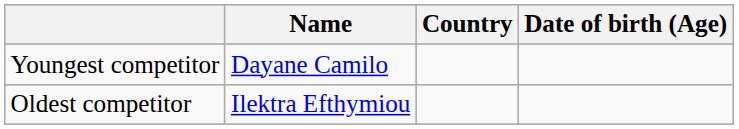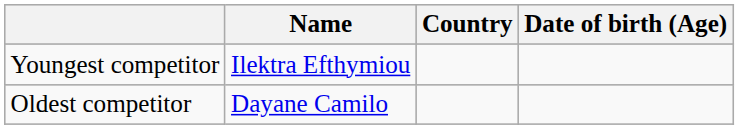(310, 64) Dayane Camilo -> (321, 64) Ilektra Efthymiou
(321, 104) Ilektra Efthymiou -> (310, 104) Dayane Camilo
